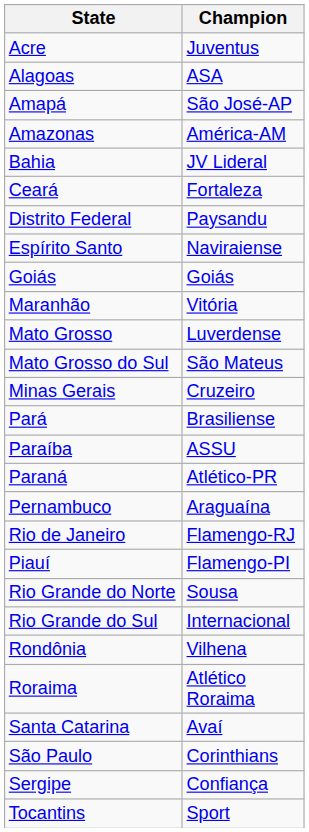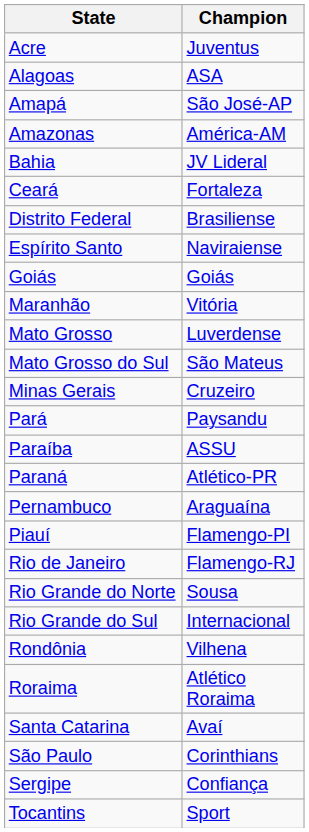(227, 219) Paysandu -> (231, 219) Brasiliense
(231, 420) Brasiliense -> (227, 420) Paysandu
rows swapped: (29, 563) <-> (67, 534)
